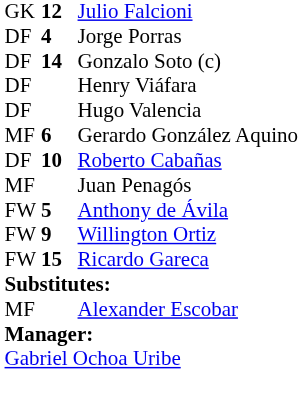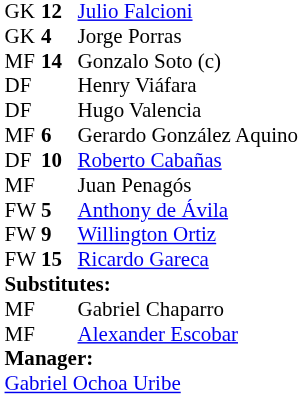(18, 36) DF -> (20, 36) GK
(18, 60) DF -> (20, 60) MF
+ row: (151, 309)
